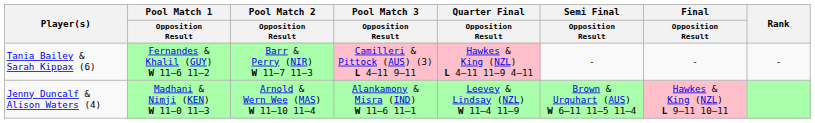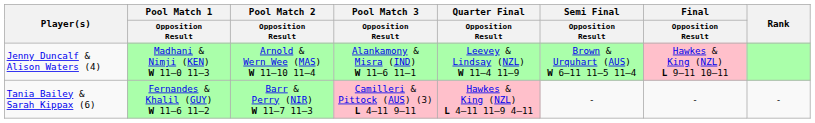rows swapped: (54, 99) <-> (51, 61)
